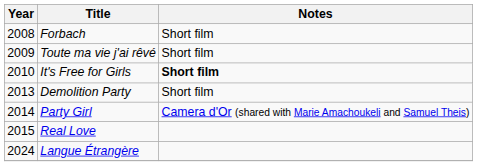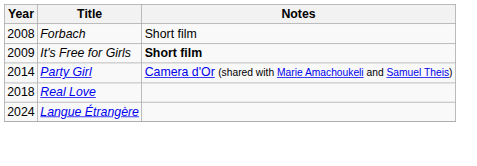- row: (98, 53)
(21, 72) 2010 -> (21, 53) 2009
- row: (85, 92)
(21, 131) 2015 -> (21, 92) 2018
